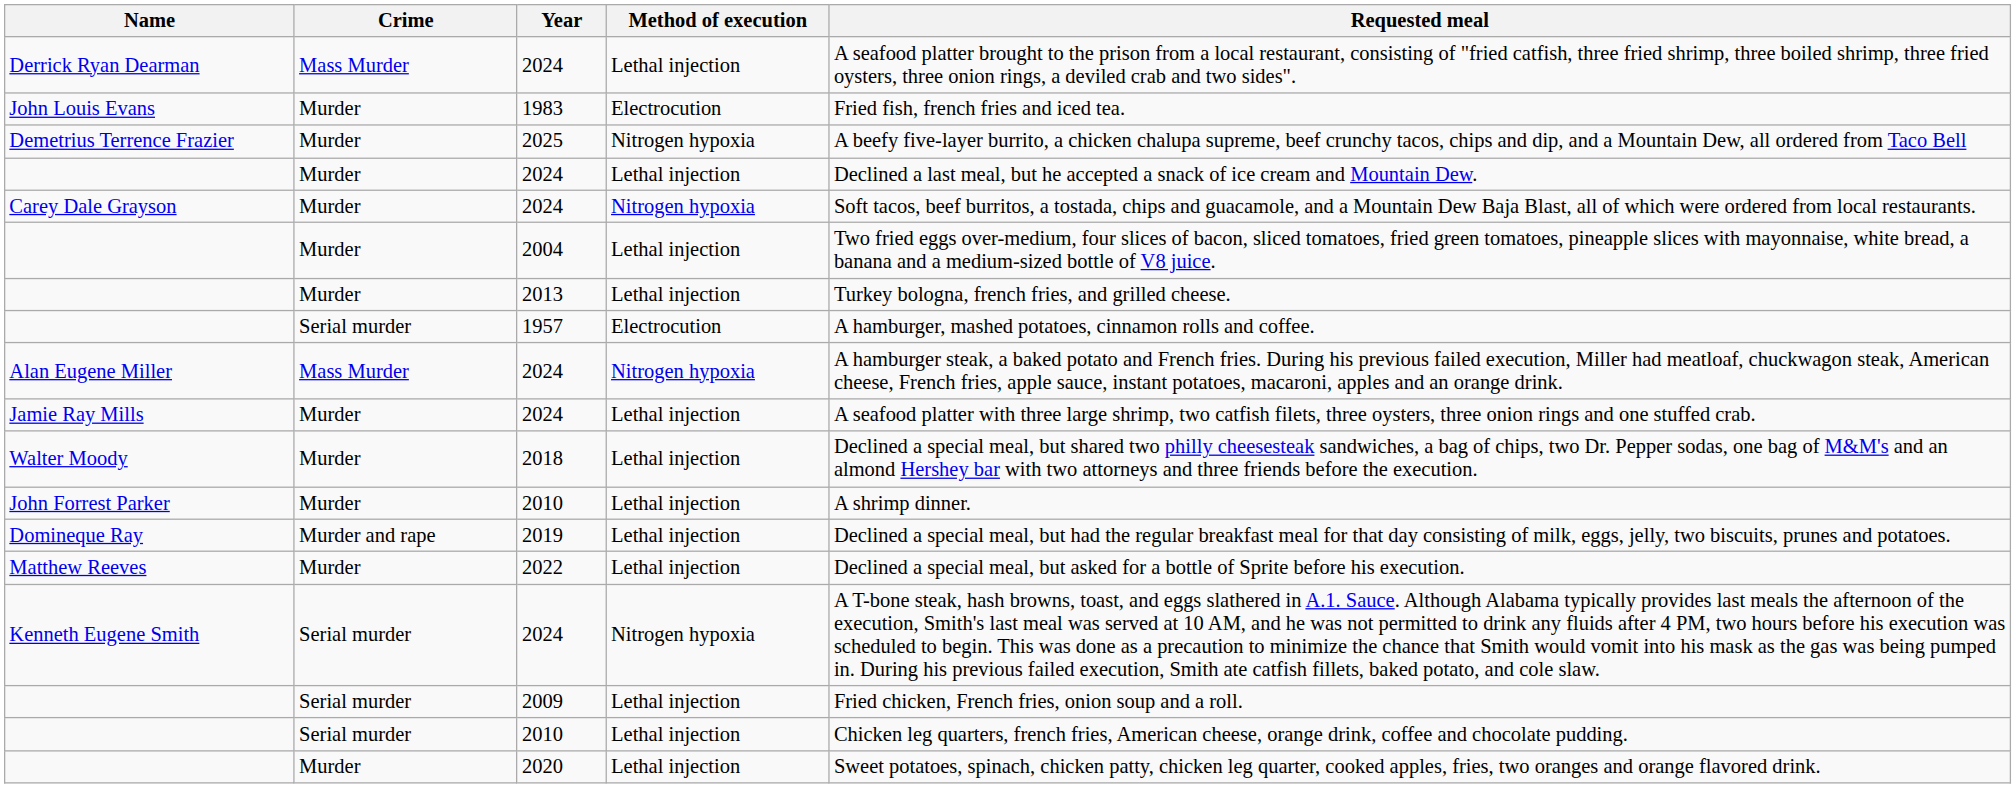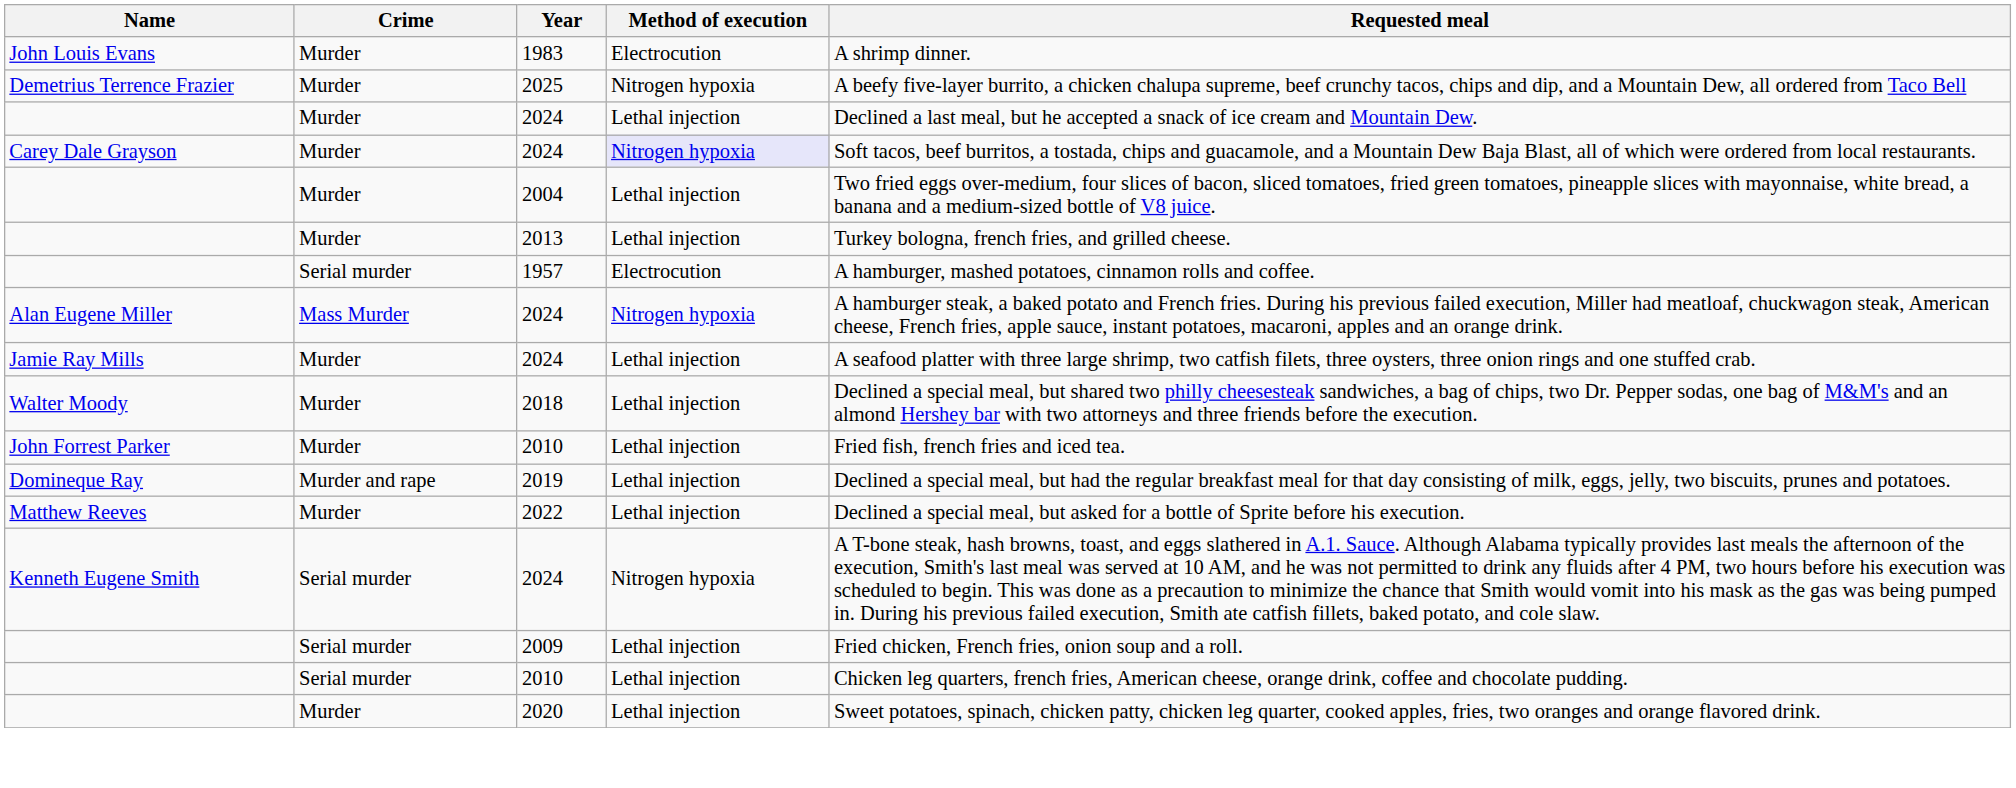- row: (104, 64)
(979, 108) Fried fish, french fries and iced tea. -> (902, 53) A shrimp dinner.
(683, 206) no background -> (683, 150) lavender background
(902, 502) A shrimp dinner. -> (979, 447) Fried fish, french fries and iced tea.
